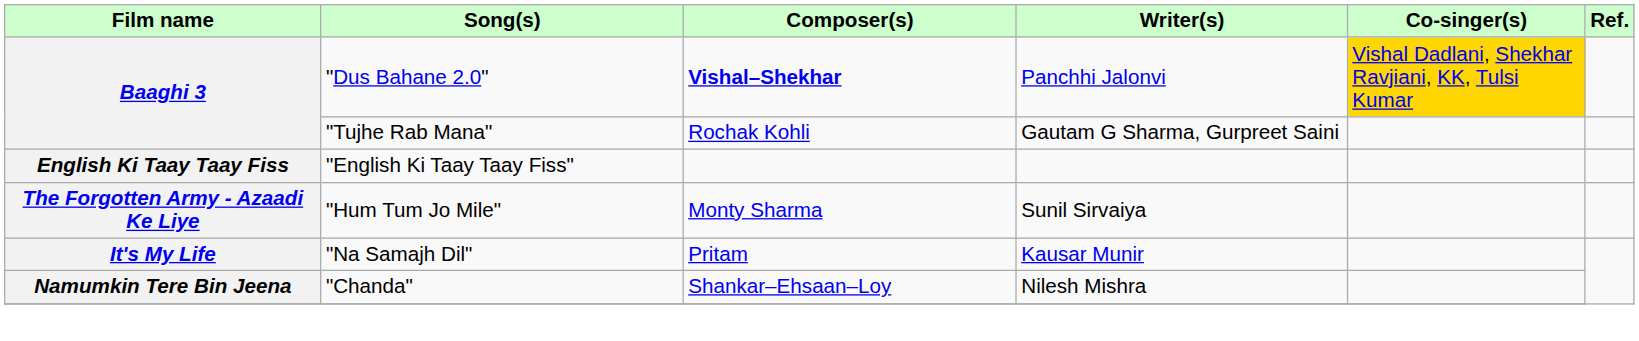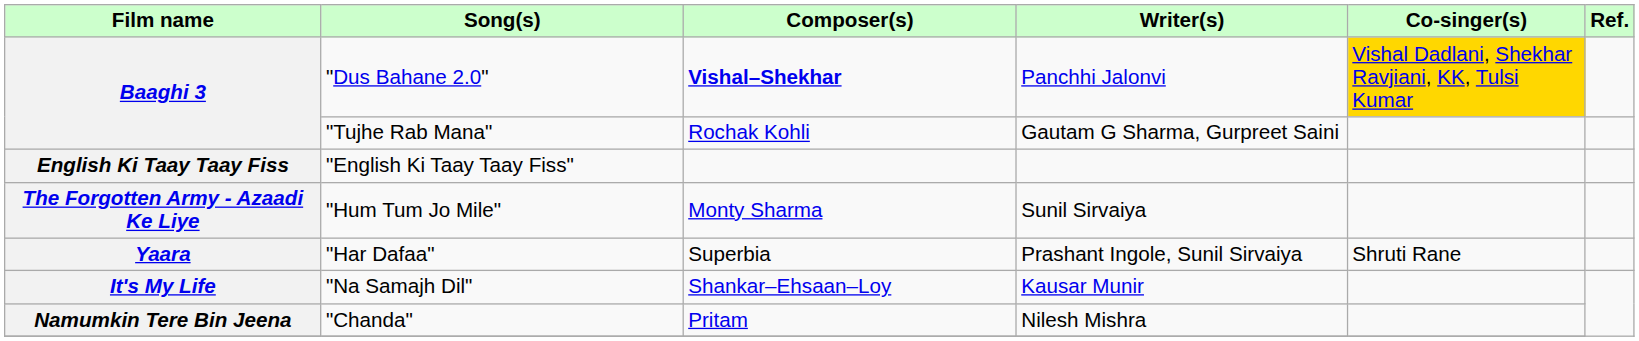+ row: (380, 254)
(718, 254) Pritam -> (790, 286) Shankar–Ehsaan–Loy
(790, 286) Shankar–Ehsaan–Loy -> (718, 319) Pritam
